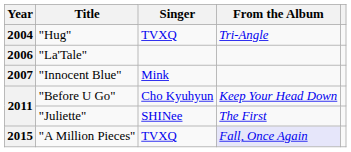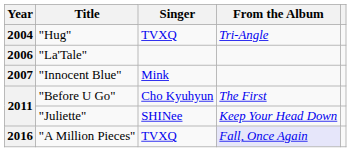(278, 95) Keep Your Head Down -> (243, 95) The First
(243, 116) The First -> (278, 116) Keep Your Head Down
(20, 136) 2015 -> (20, 136) 2016
